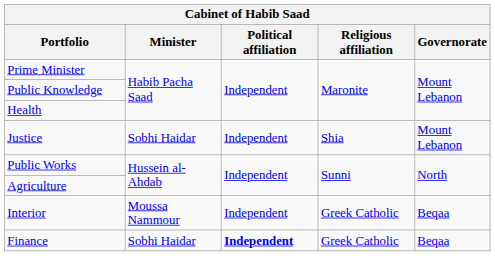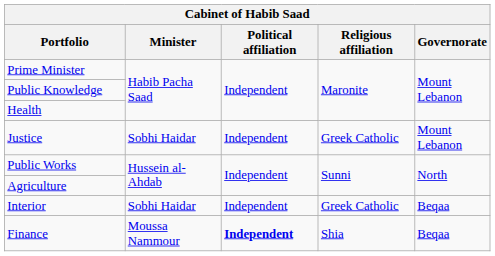(332, 137) Shia -> (360, 137) Greek Catholic
(154, 213) Moussa Nammour -> (162, 205) Sobhi Haidar
(162, 240) Sobhi Haidar -> (154, 233) Moussa Nammour
(360, 240) Greek Catholic -> (332, 233) Shia
